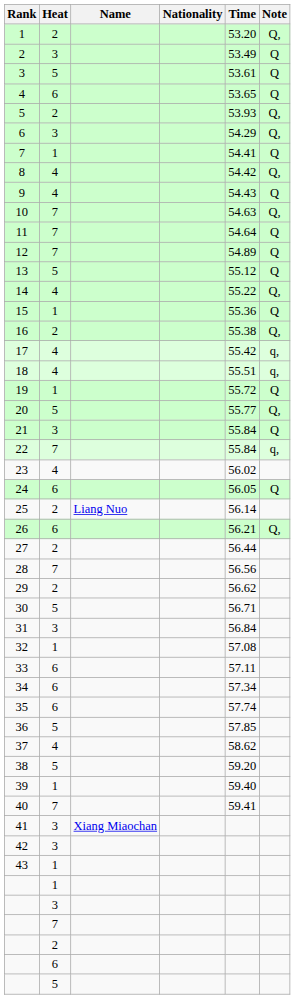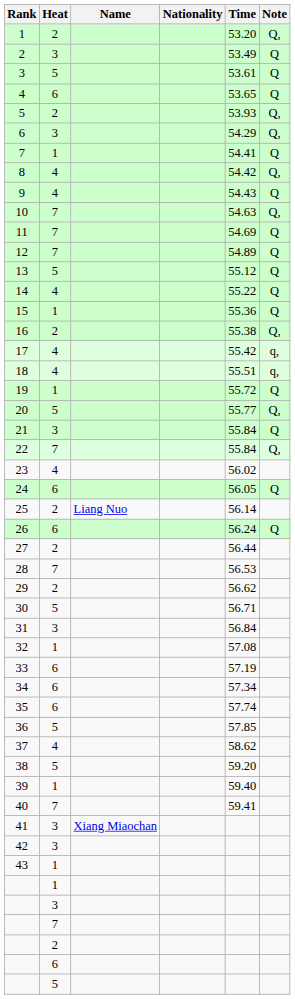(242, 232) 54.64 -> (242, 232) 54.69
(275, 291) Q, -> (275, 291) Q
(275, 449) q, -> (275, 449) Q,
(242, 529) 56.21 -> (242, 529) 56.24
(275, 529) Q, -> (275, 529) Q
(242, 568) 56.56 -> (242, 568) 56.53
(242, 667) 57.11 -> (242, 667) 57.19
